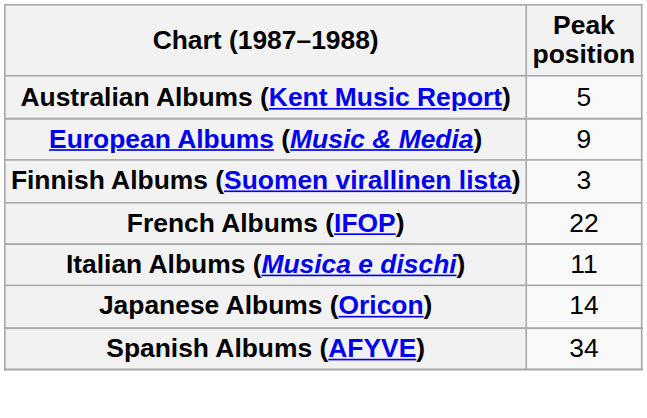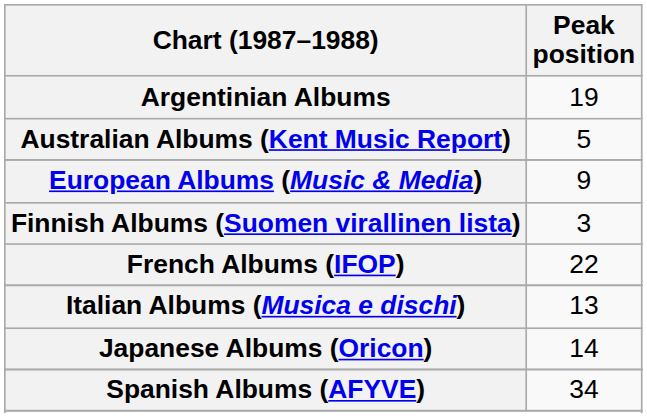+ row: (266, 97)
(584, 264) 11 -> (584, 306) 13
